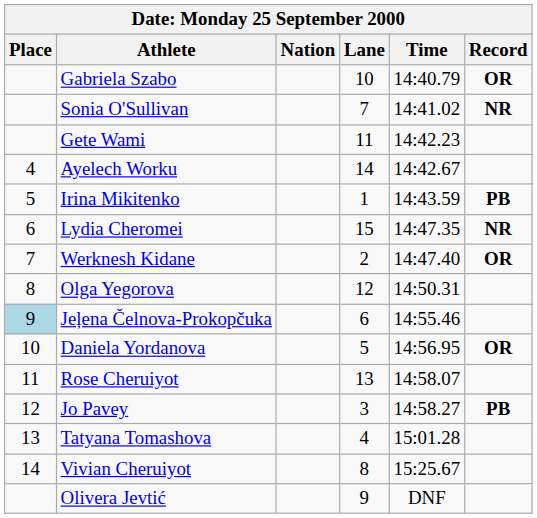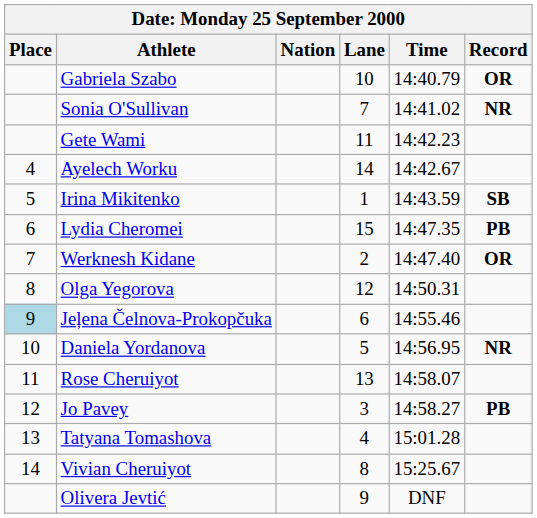(498, 199) PB -> (498, 199) SB
(498, 229) NR -> (498, 229) PB
(498, 348) OR -> (498, 348) NR
